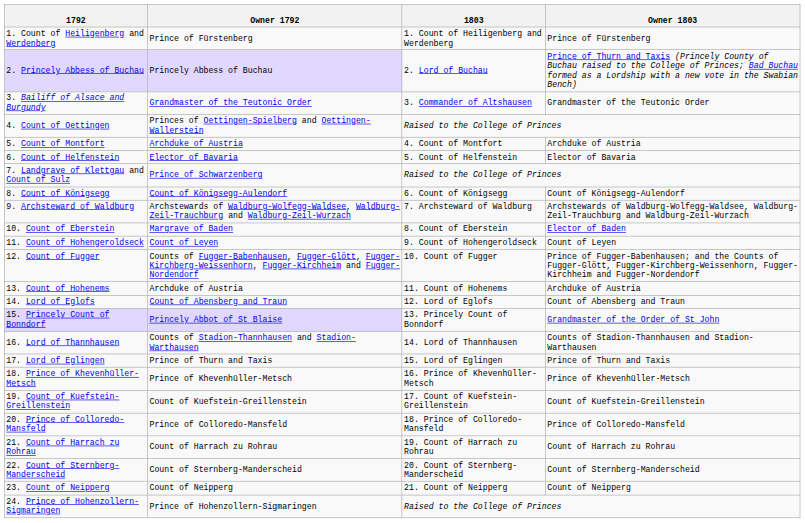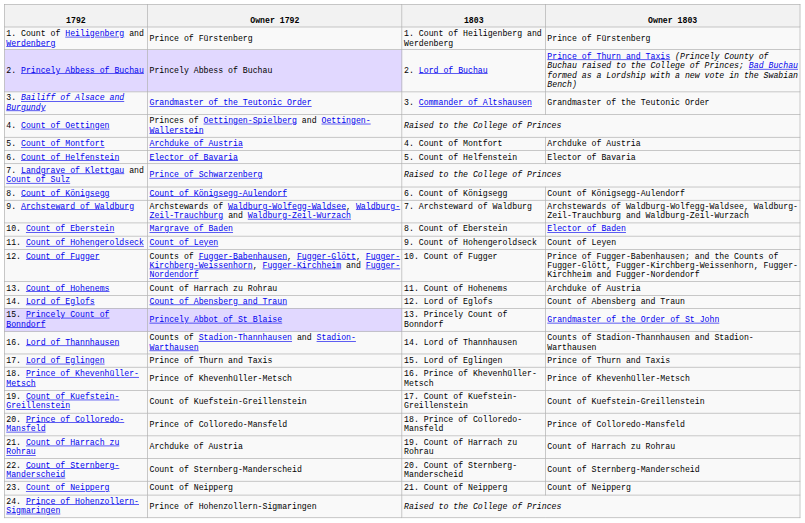(196, 288) Archduke of Austria -> (213, 288) Count of Harrach zu Rohrau
(213, 447) Count of Harrach zu Rohrau -> (196, 447) Archduke of Austria
